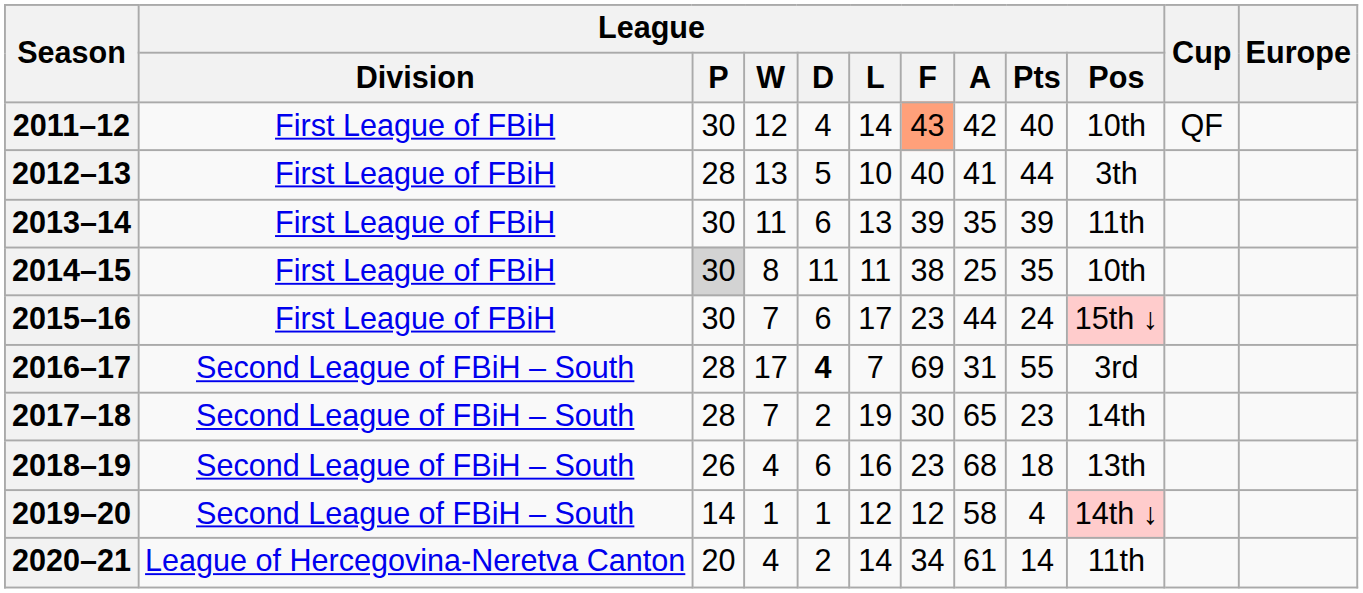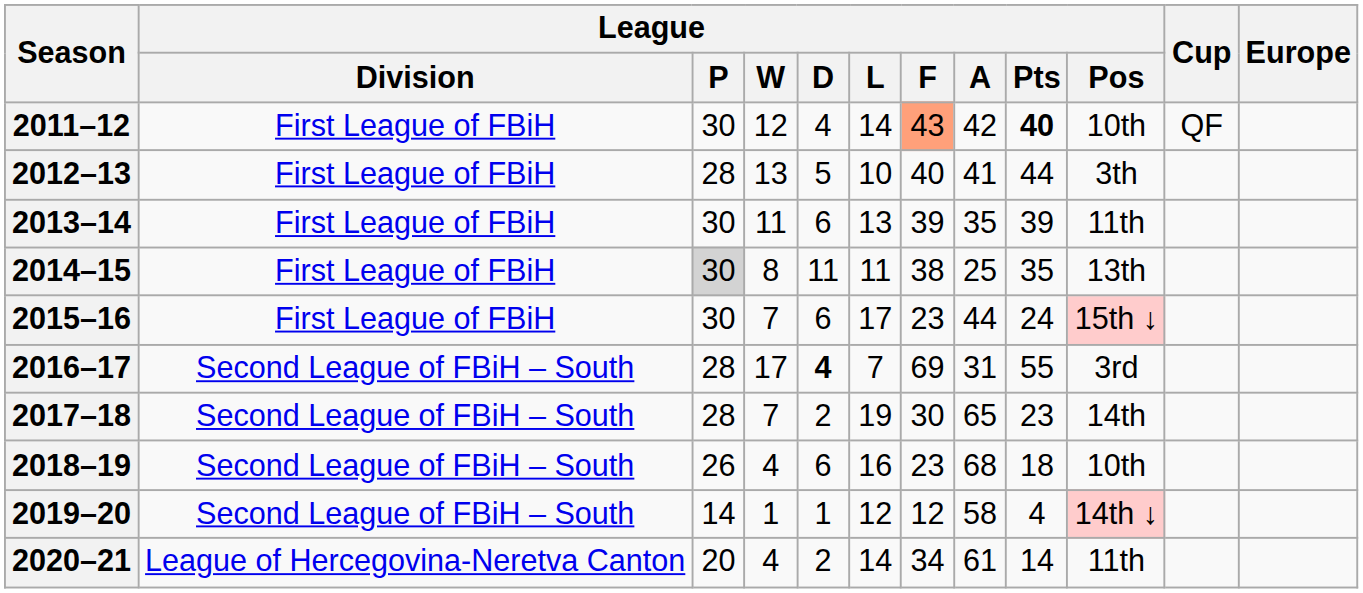(1037, 125) normal -> (1037, 125) bold
(1116, 271) 10th -> (1116, 271) 13th
(1116, 464) 13th -> (1116, 464) 10th
